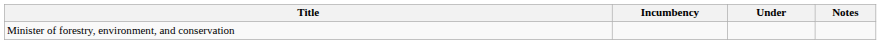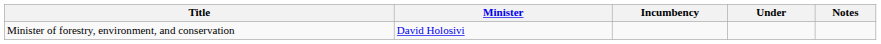+ column: (503, 13)
